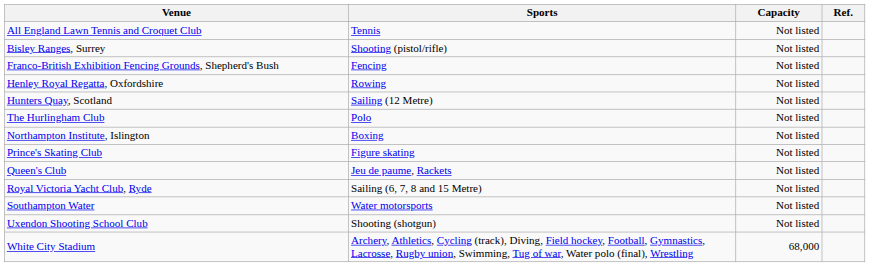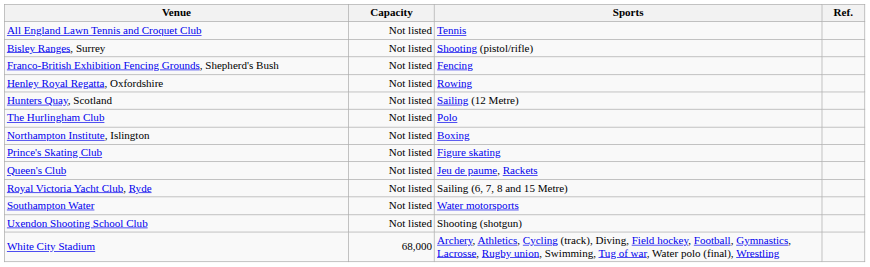columns swapped: (542, 13) <-> (779, 13)
